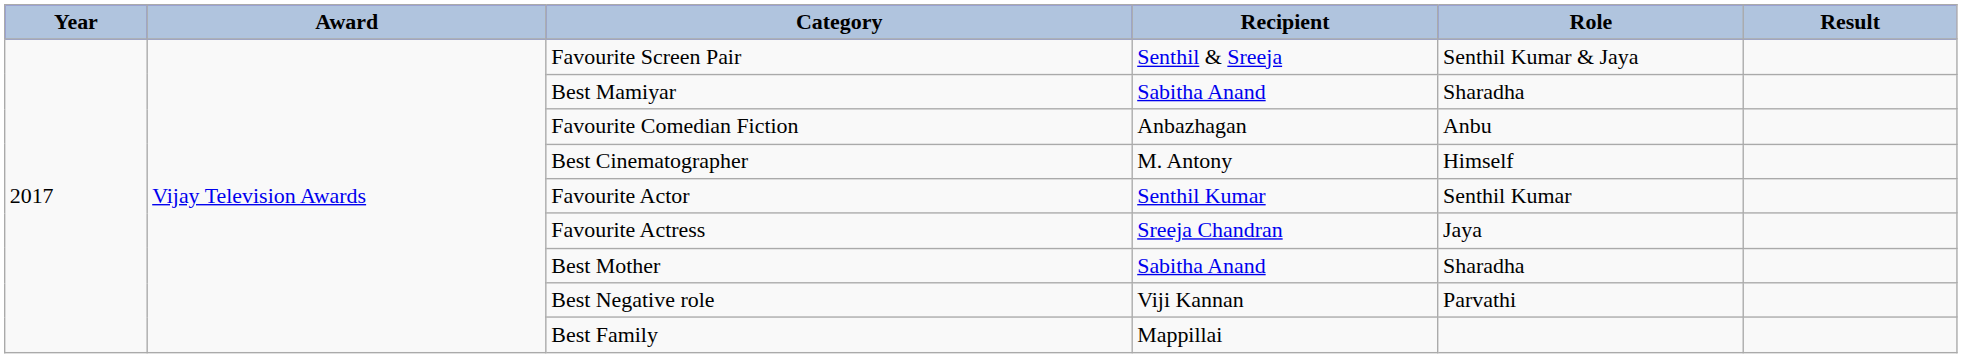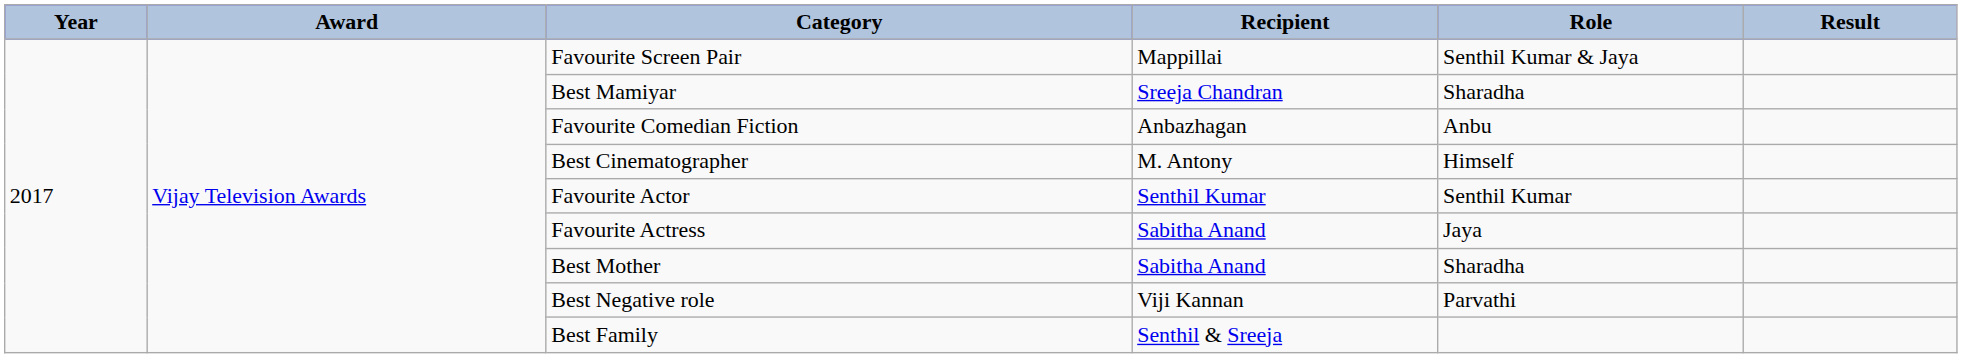(1210, 56) Senthil & Sreeja -> (1180, 56) Mappillai
(1201, 91) Sabitha Anand -> (1210, 91) Sreeja Chandran
(1210, 230) Sreeja Chandran -> (1201, 230) Sabitha Anand
(1180, 334) Mappillai -> (1210, 334) Senthil & Sreeja
